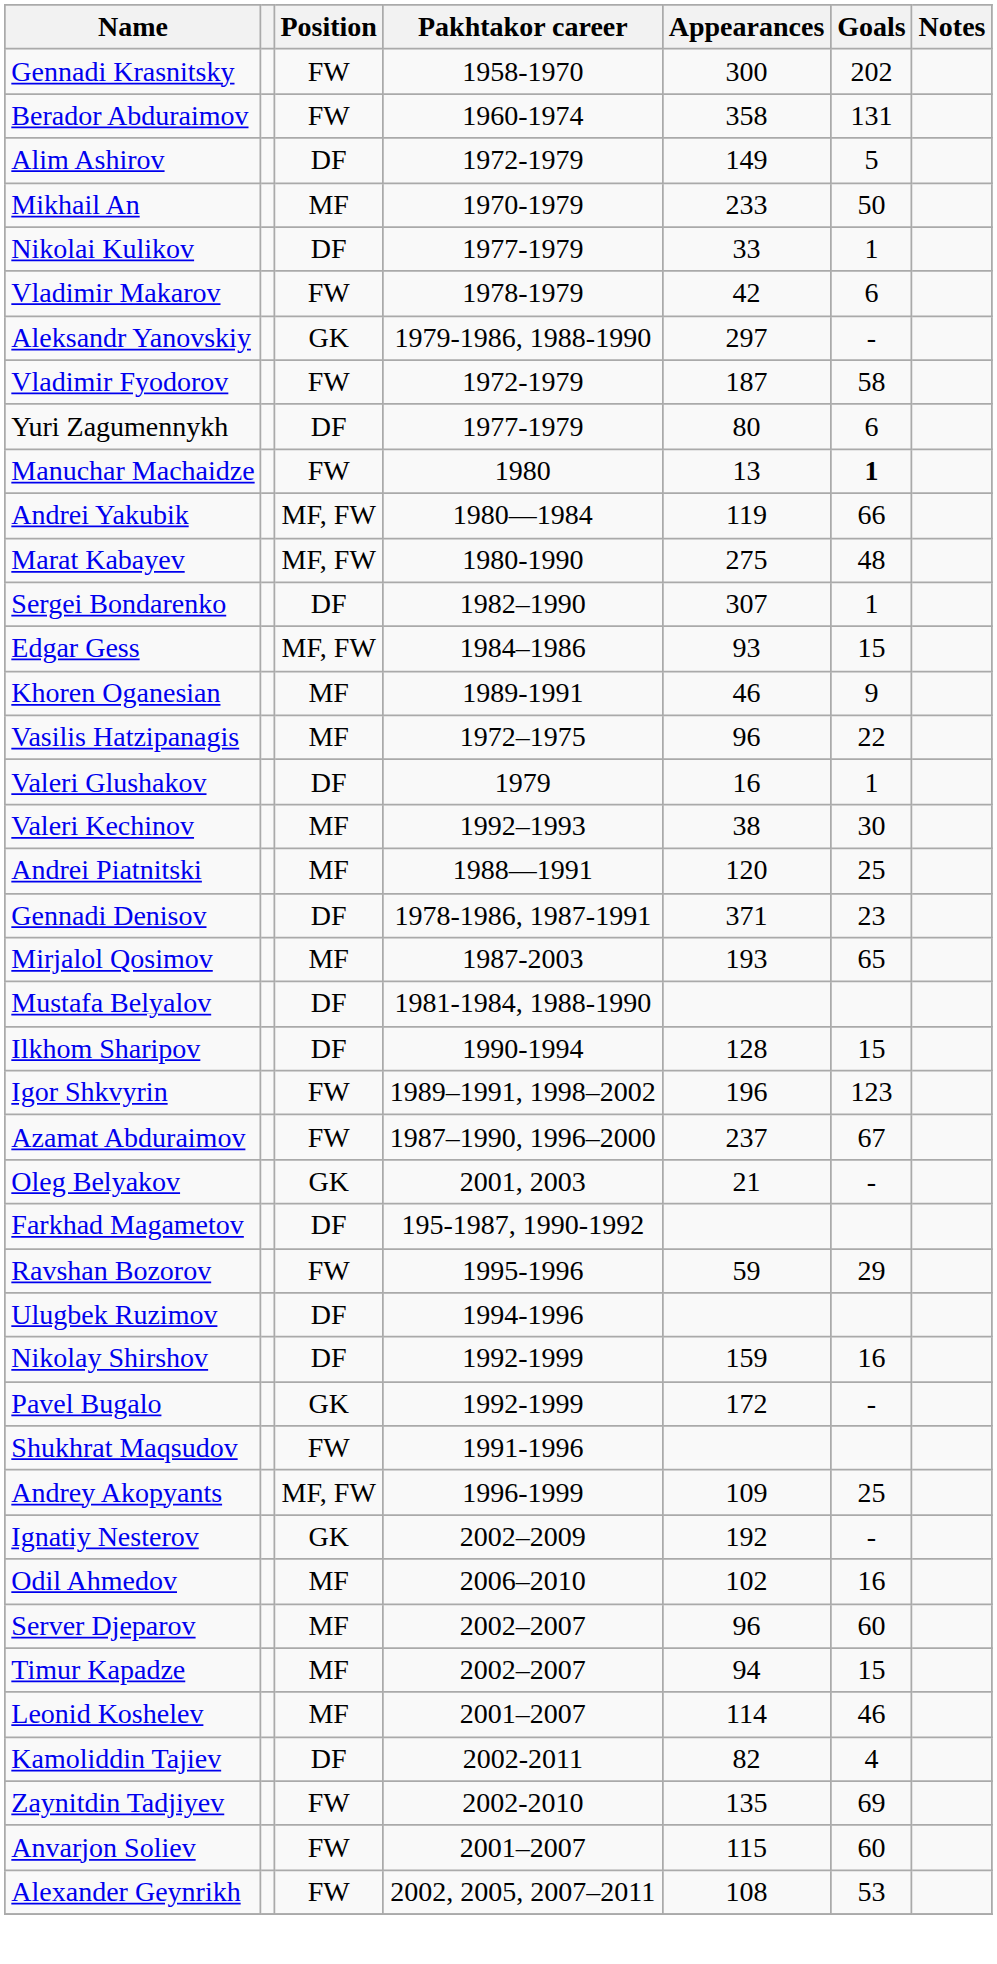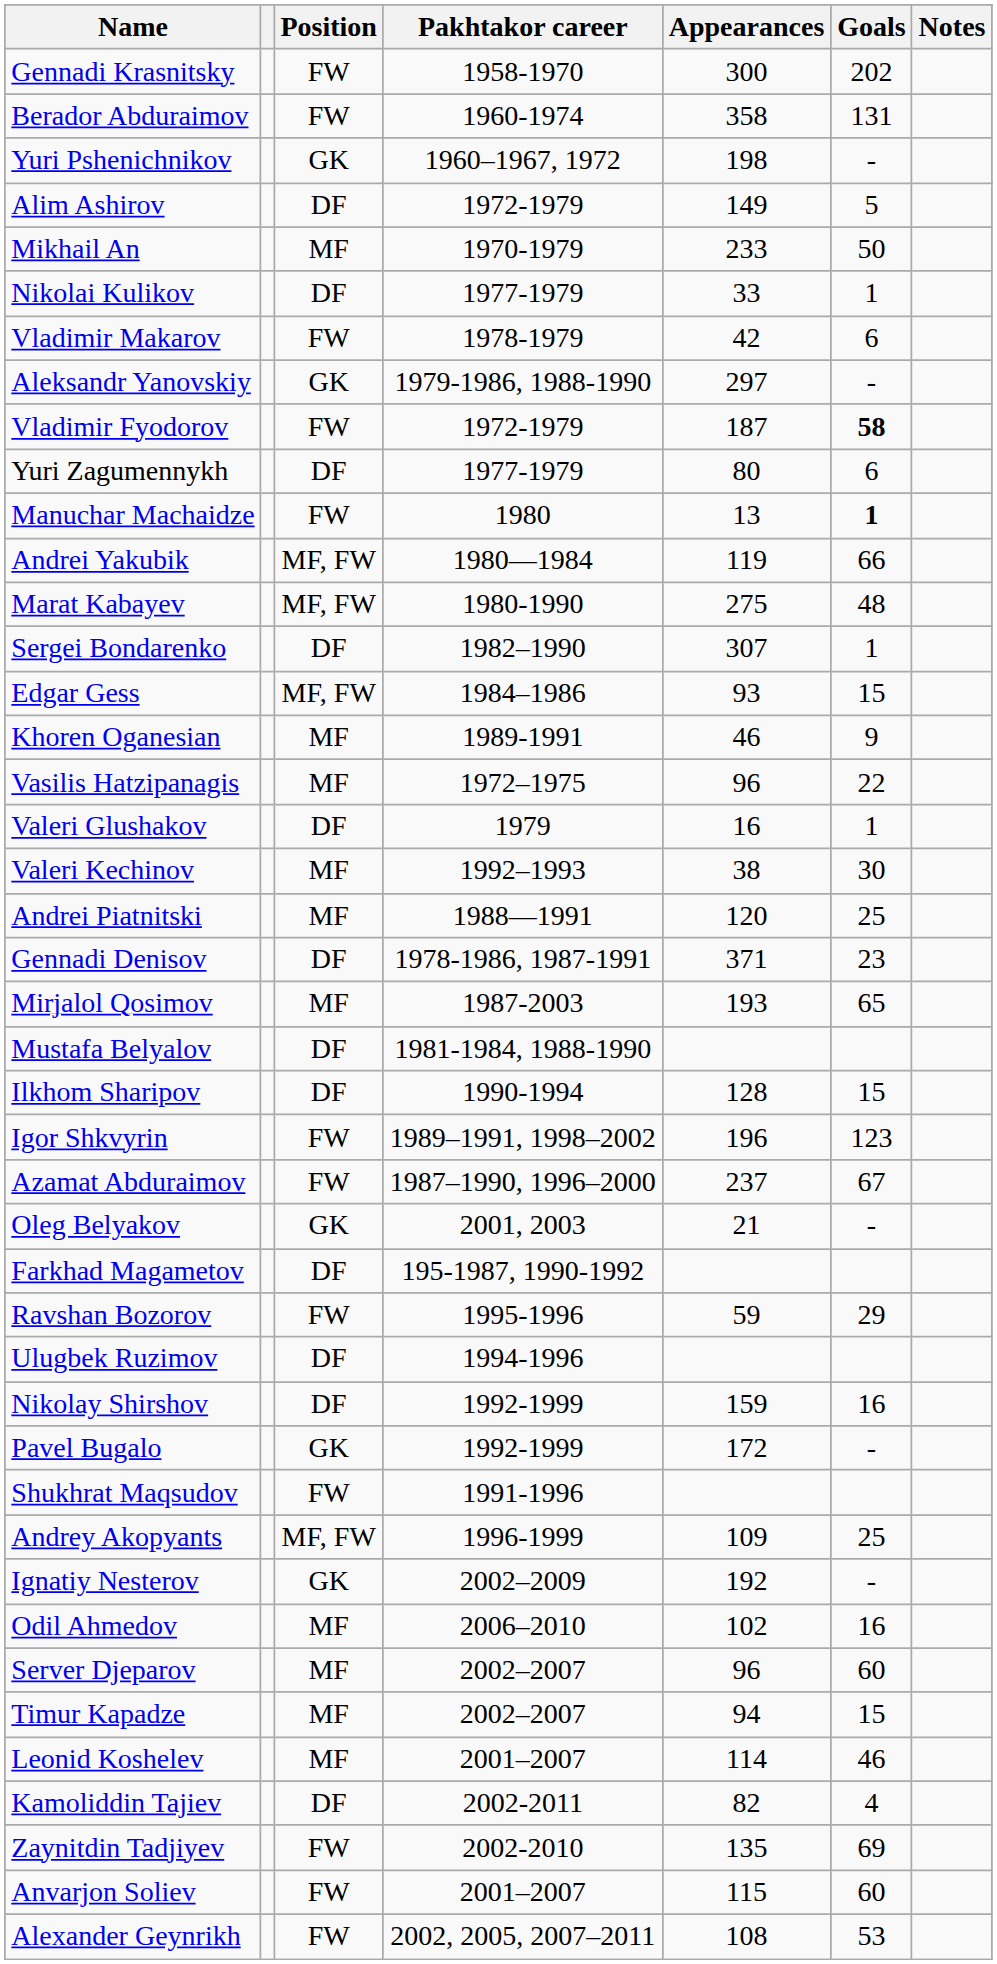+ row: (121, 159)
(871, 381) normal -> (871, 426) bold
